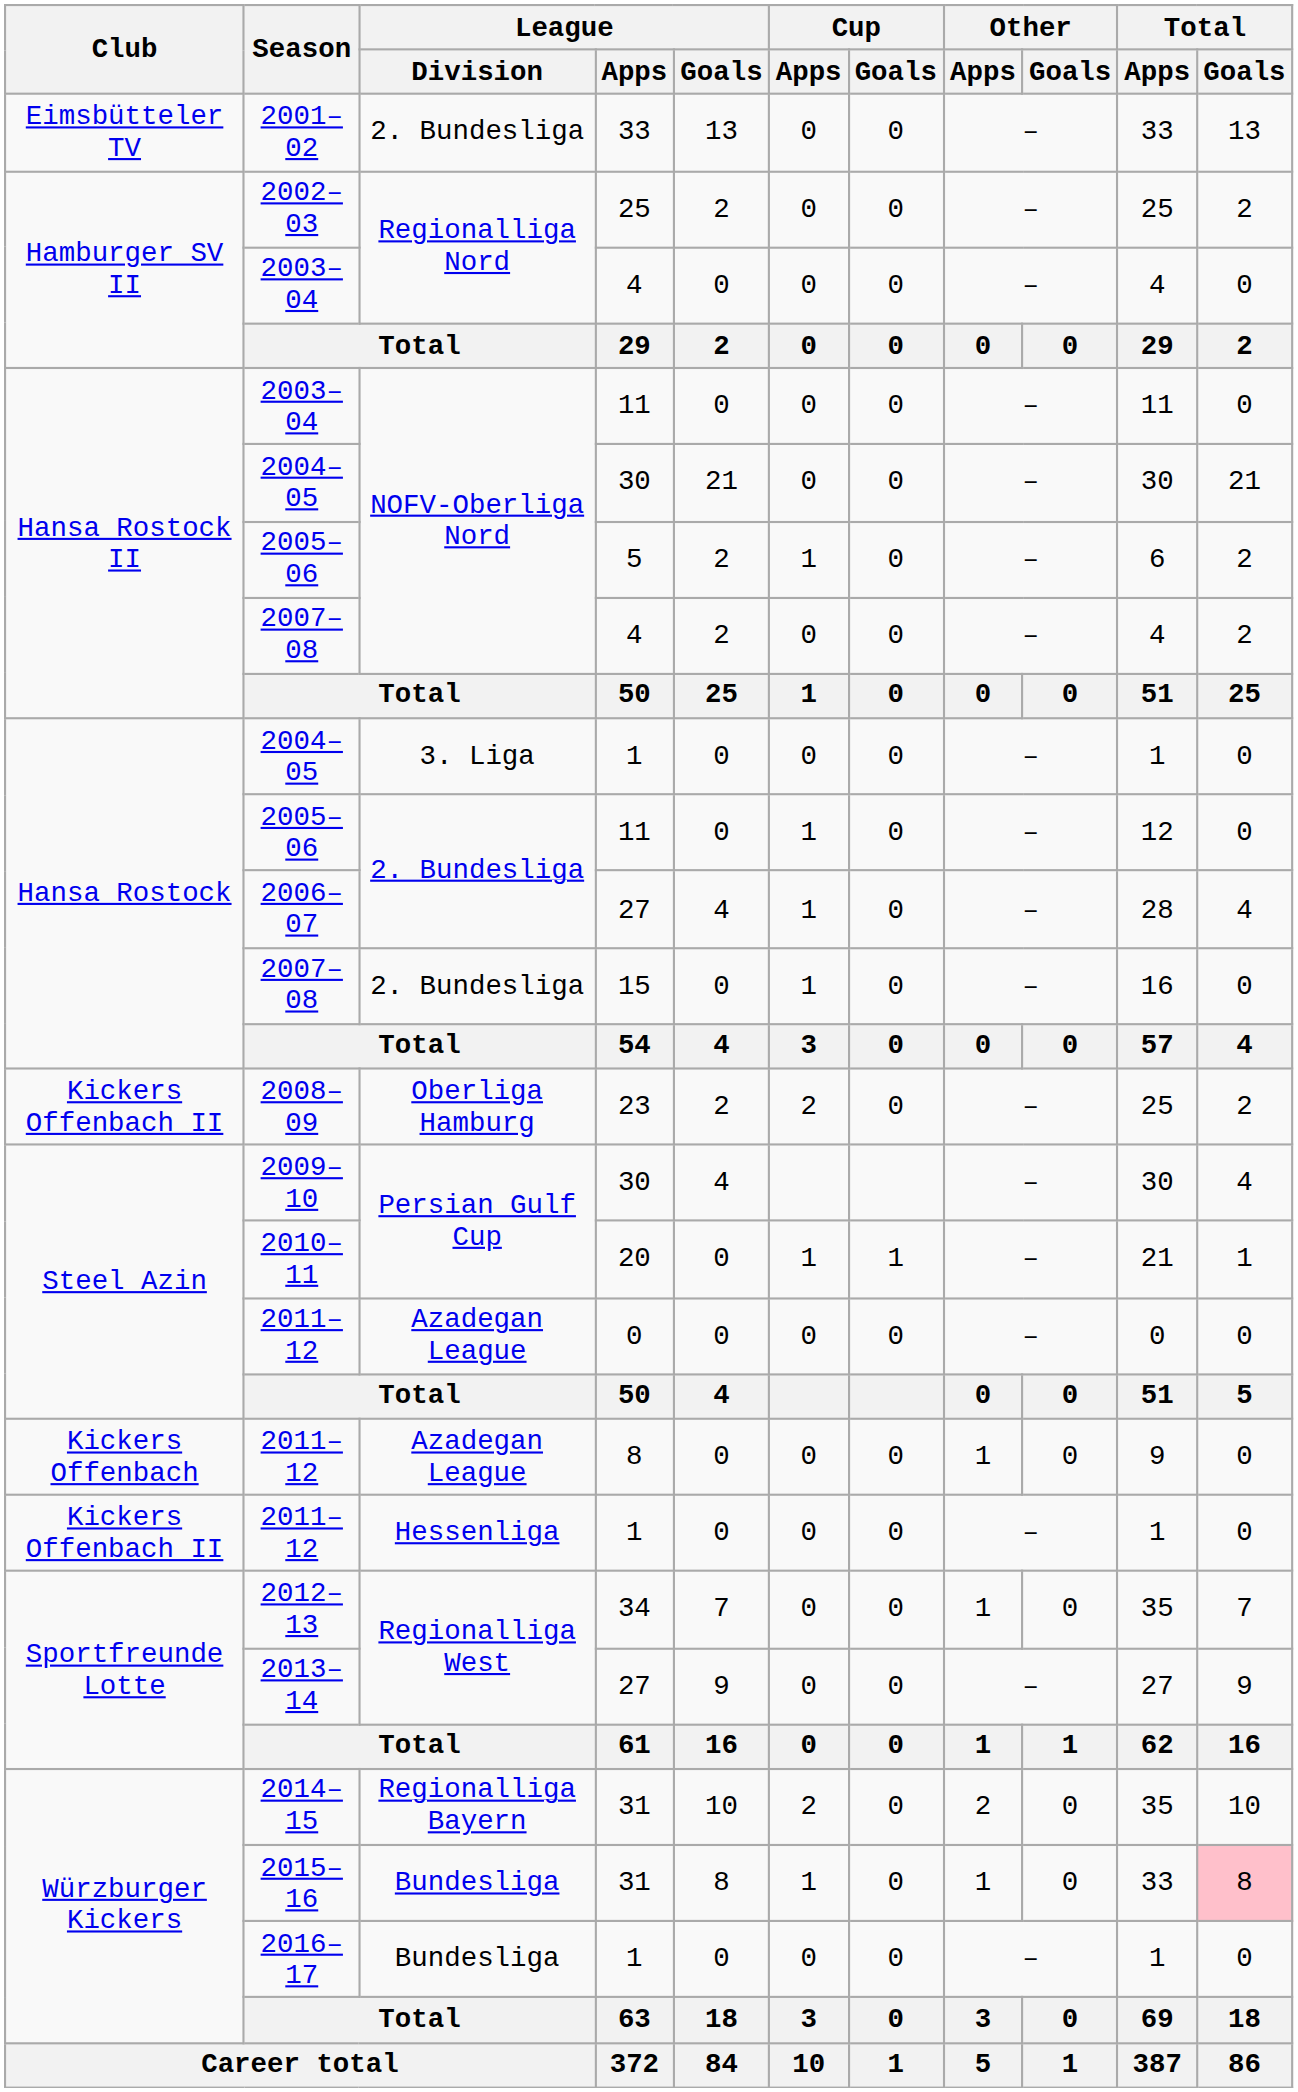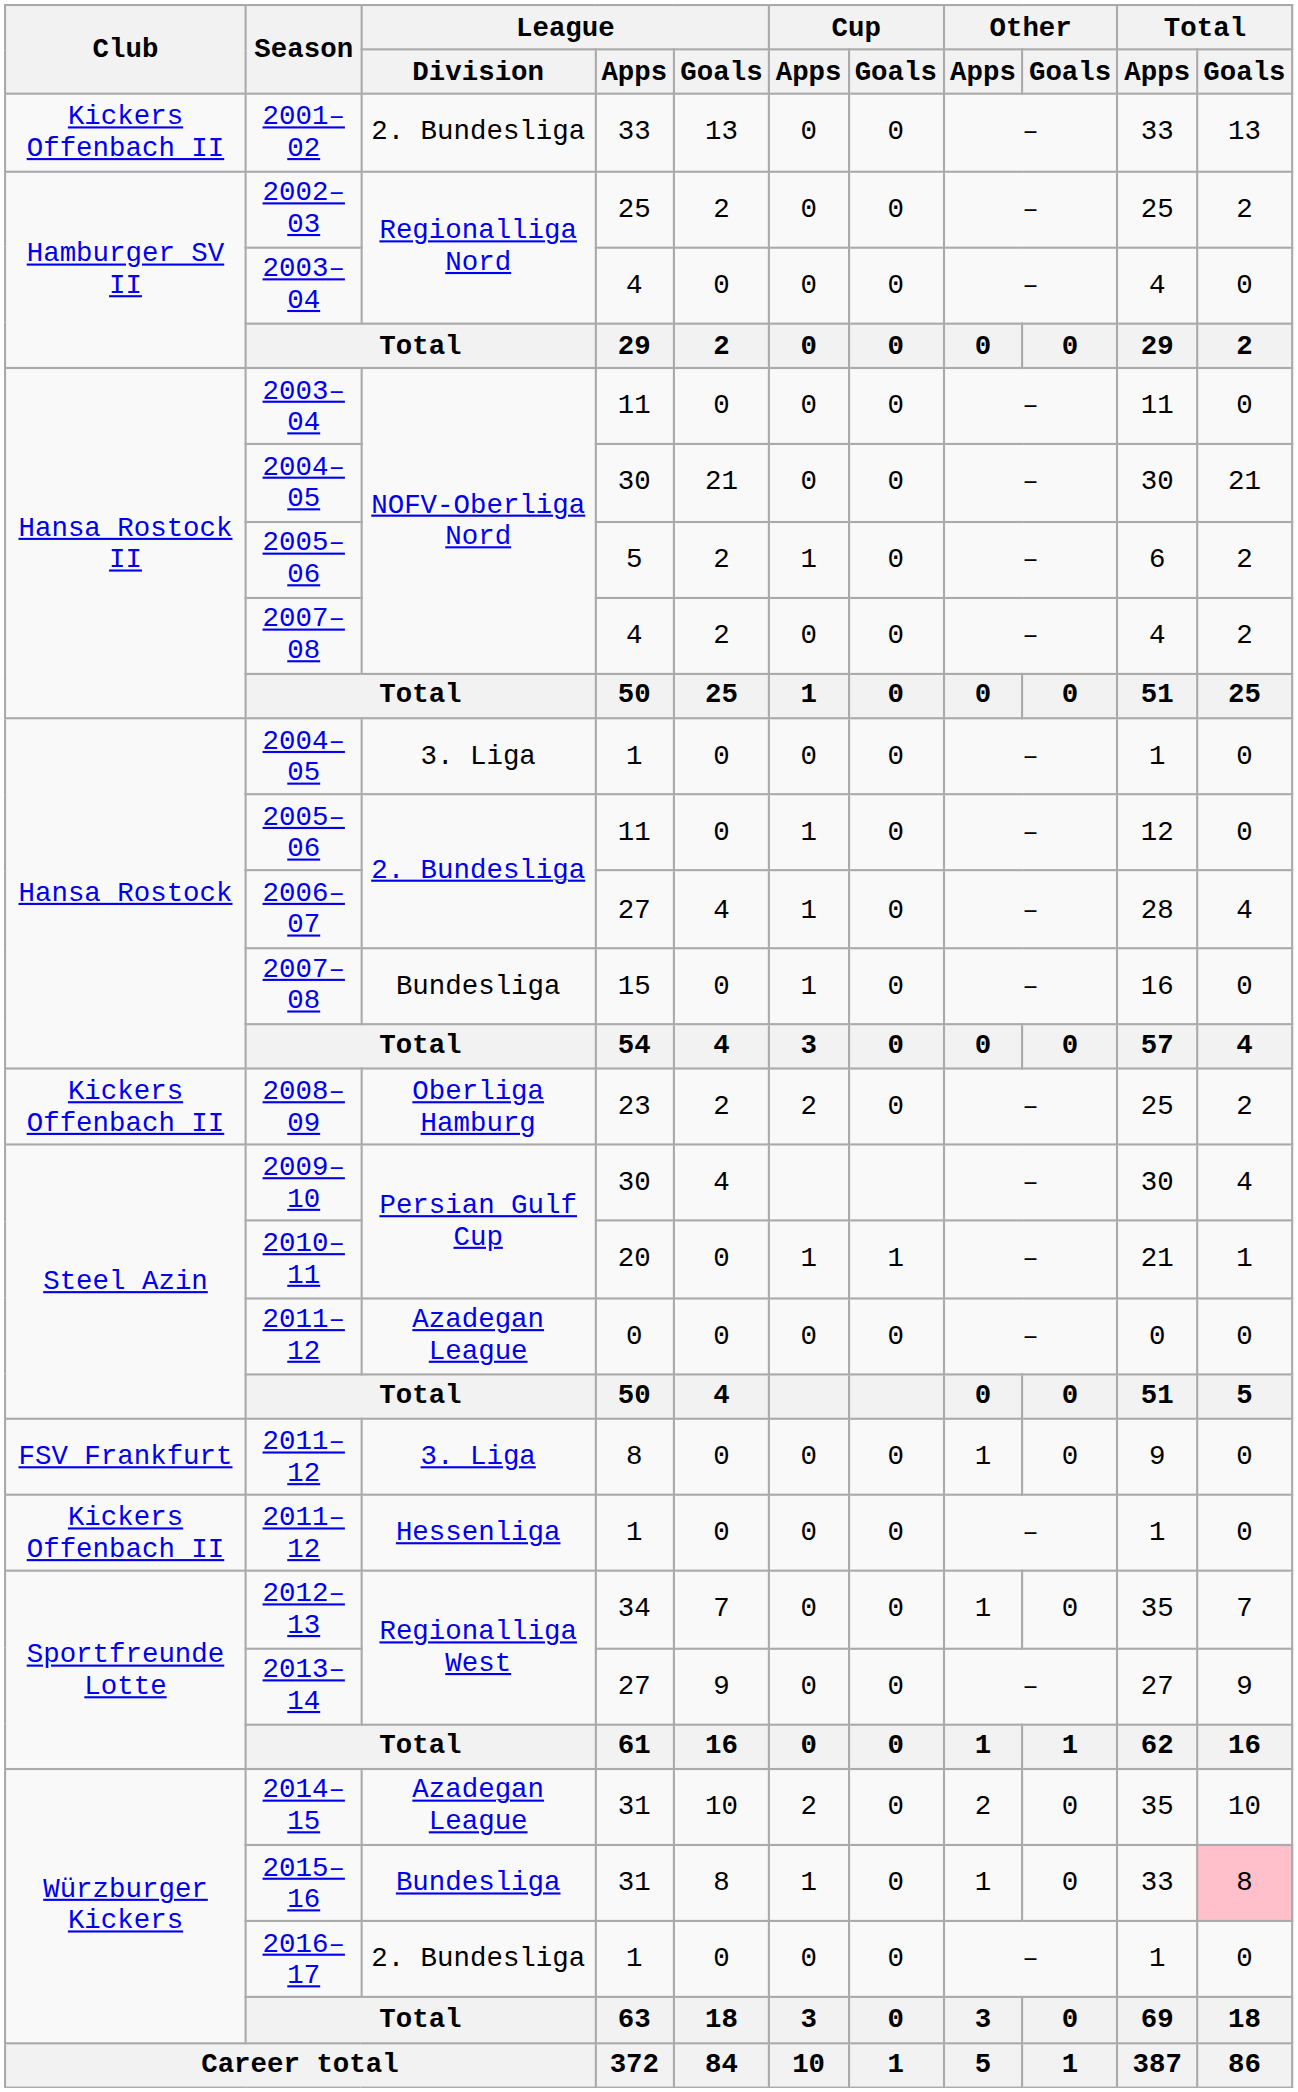(125, 133) Eimsbütteler TV -> (125, 133) Kickers Offenbach II
(477, 986) 2. Bundesliga -> (478, 986) Bundesliga
(125, 1457) Kickers Offenbach -> (126, 1457) FSV Frankfurt
(477, 1457) Azadegan League -> (478, 1457) 3. Liga
(477, 1807) Regionalliga Bayern -> (478, 1807) Azadegan League
(477, 1960) Bundesliga -> (478, 1960) 2. Bundesliga
